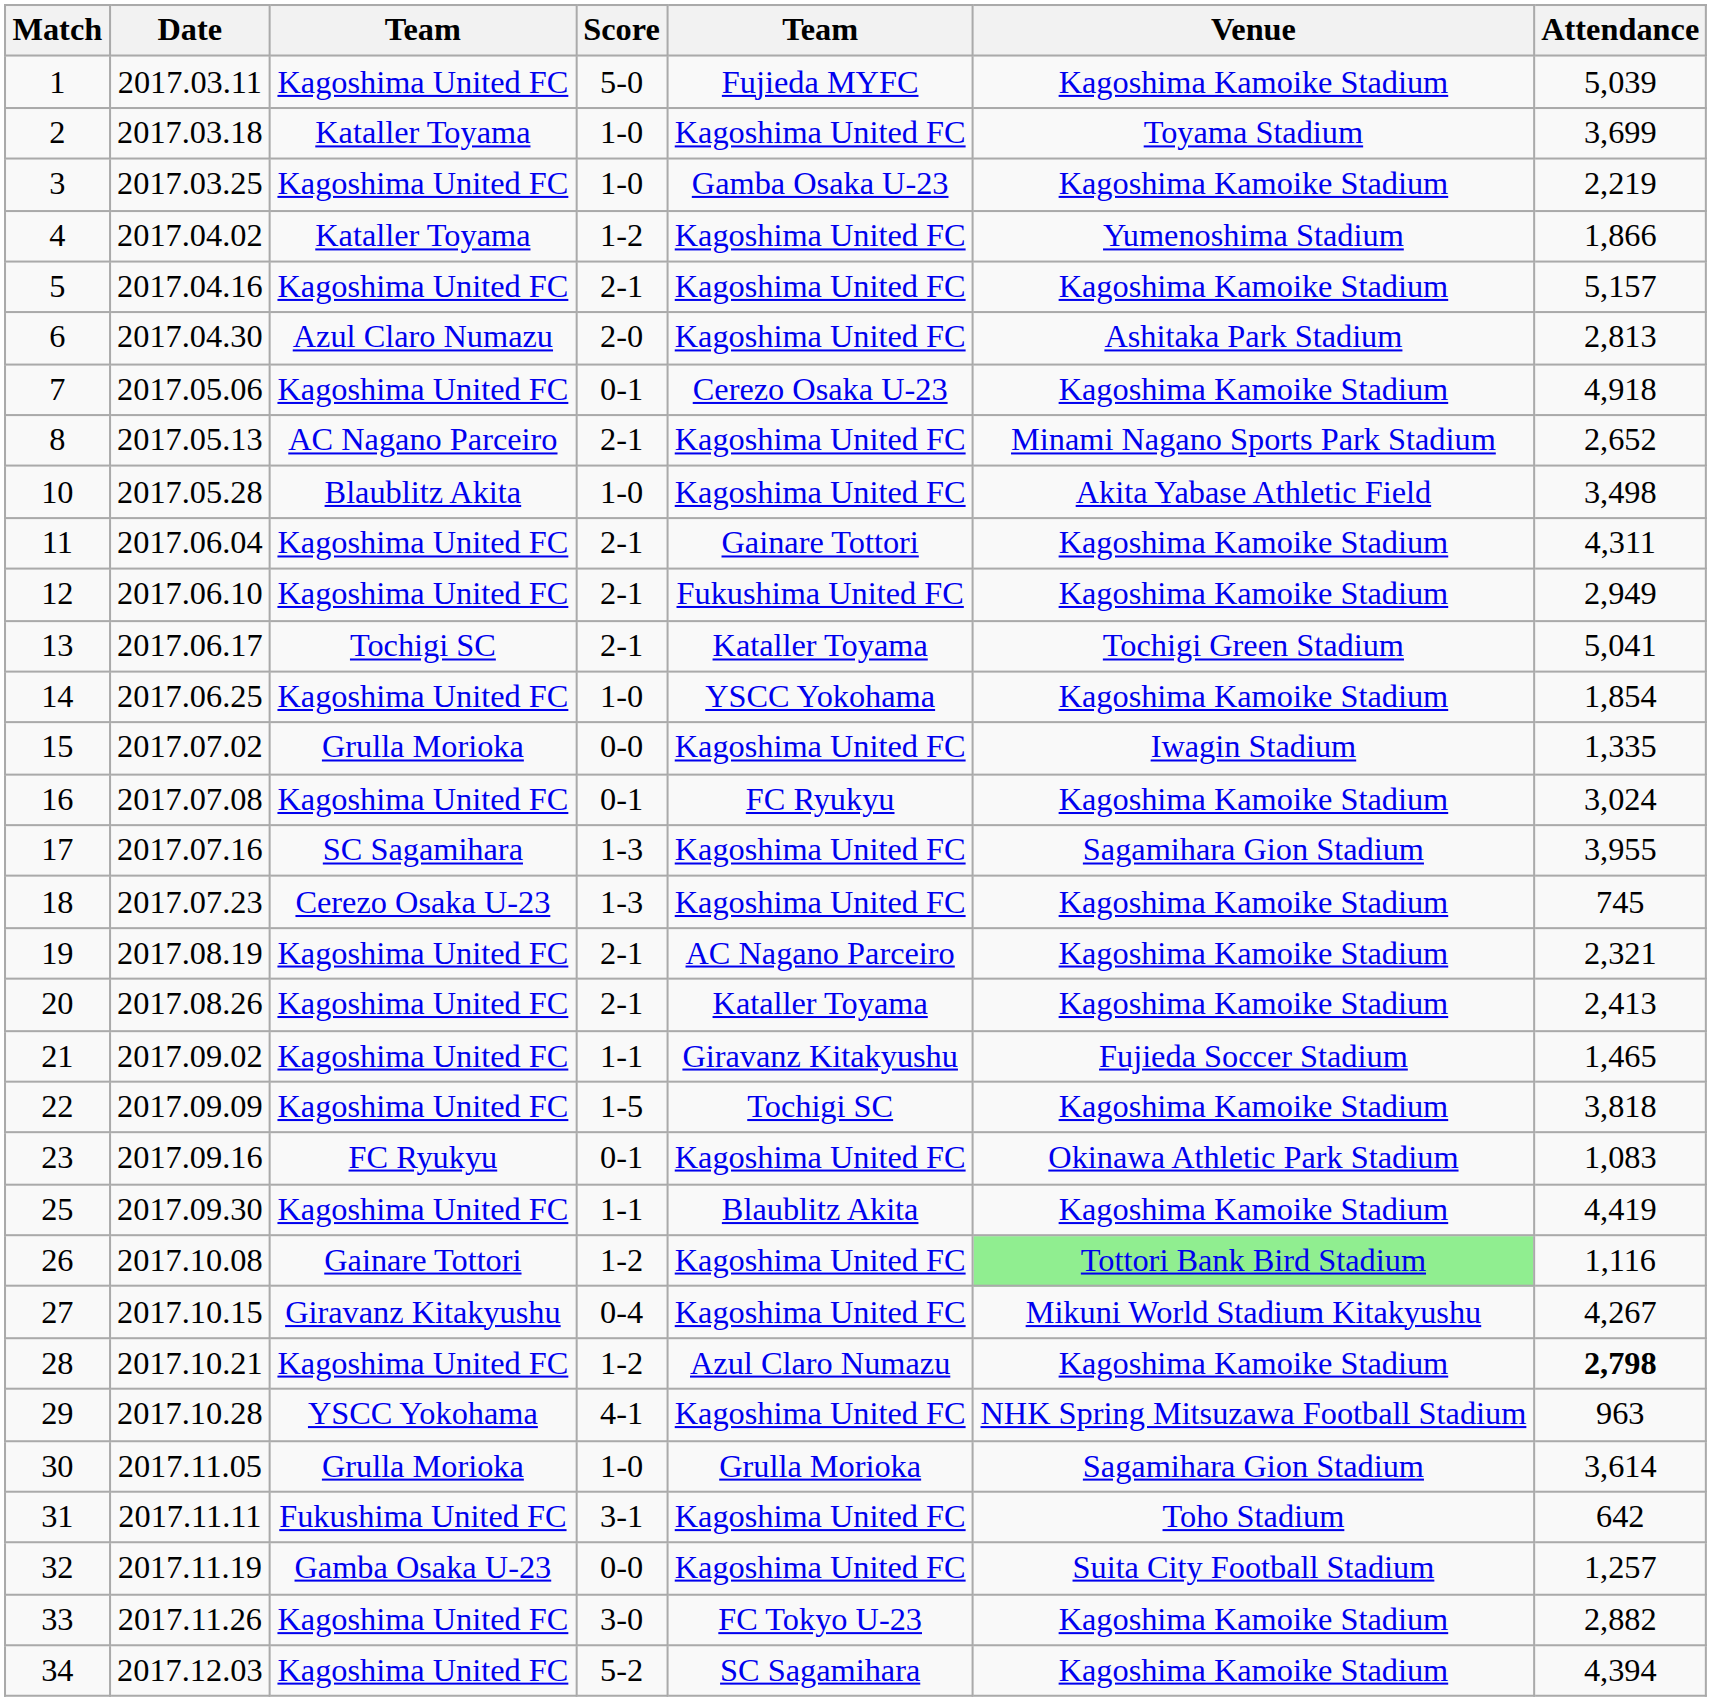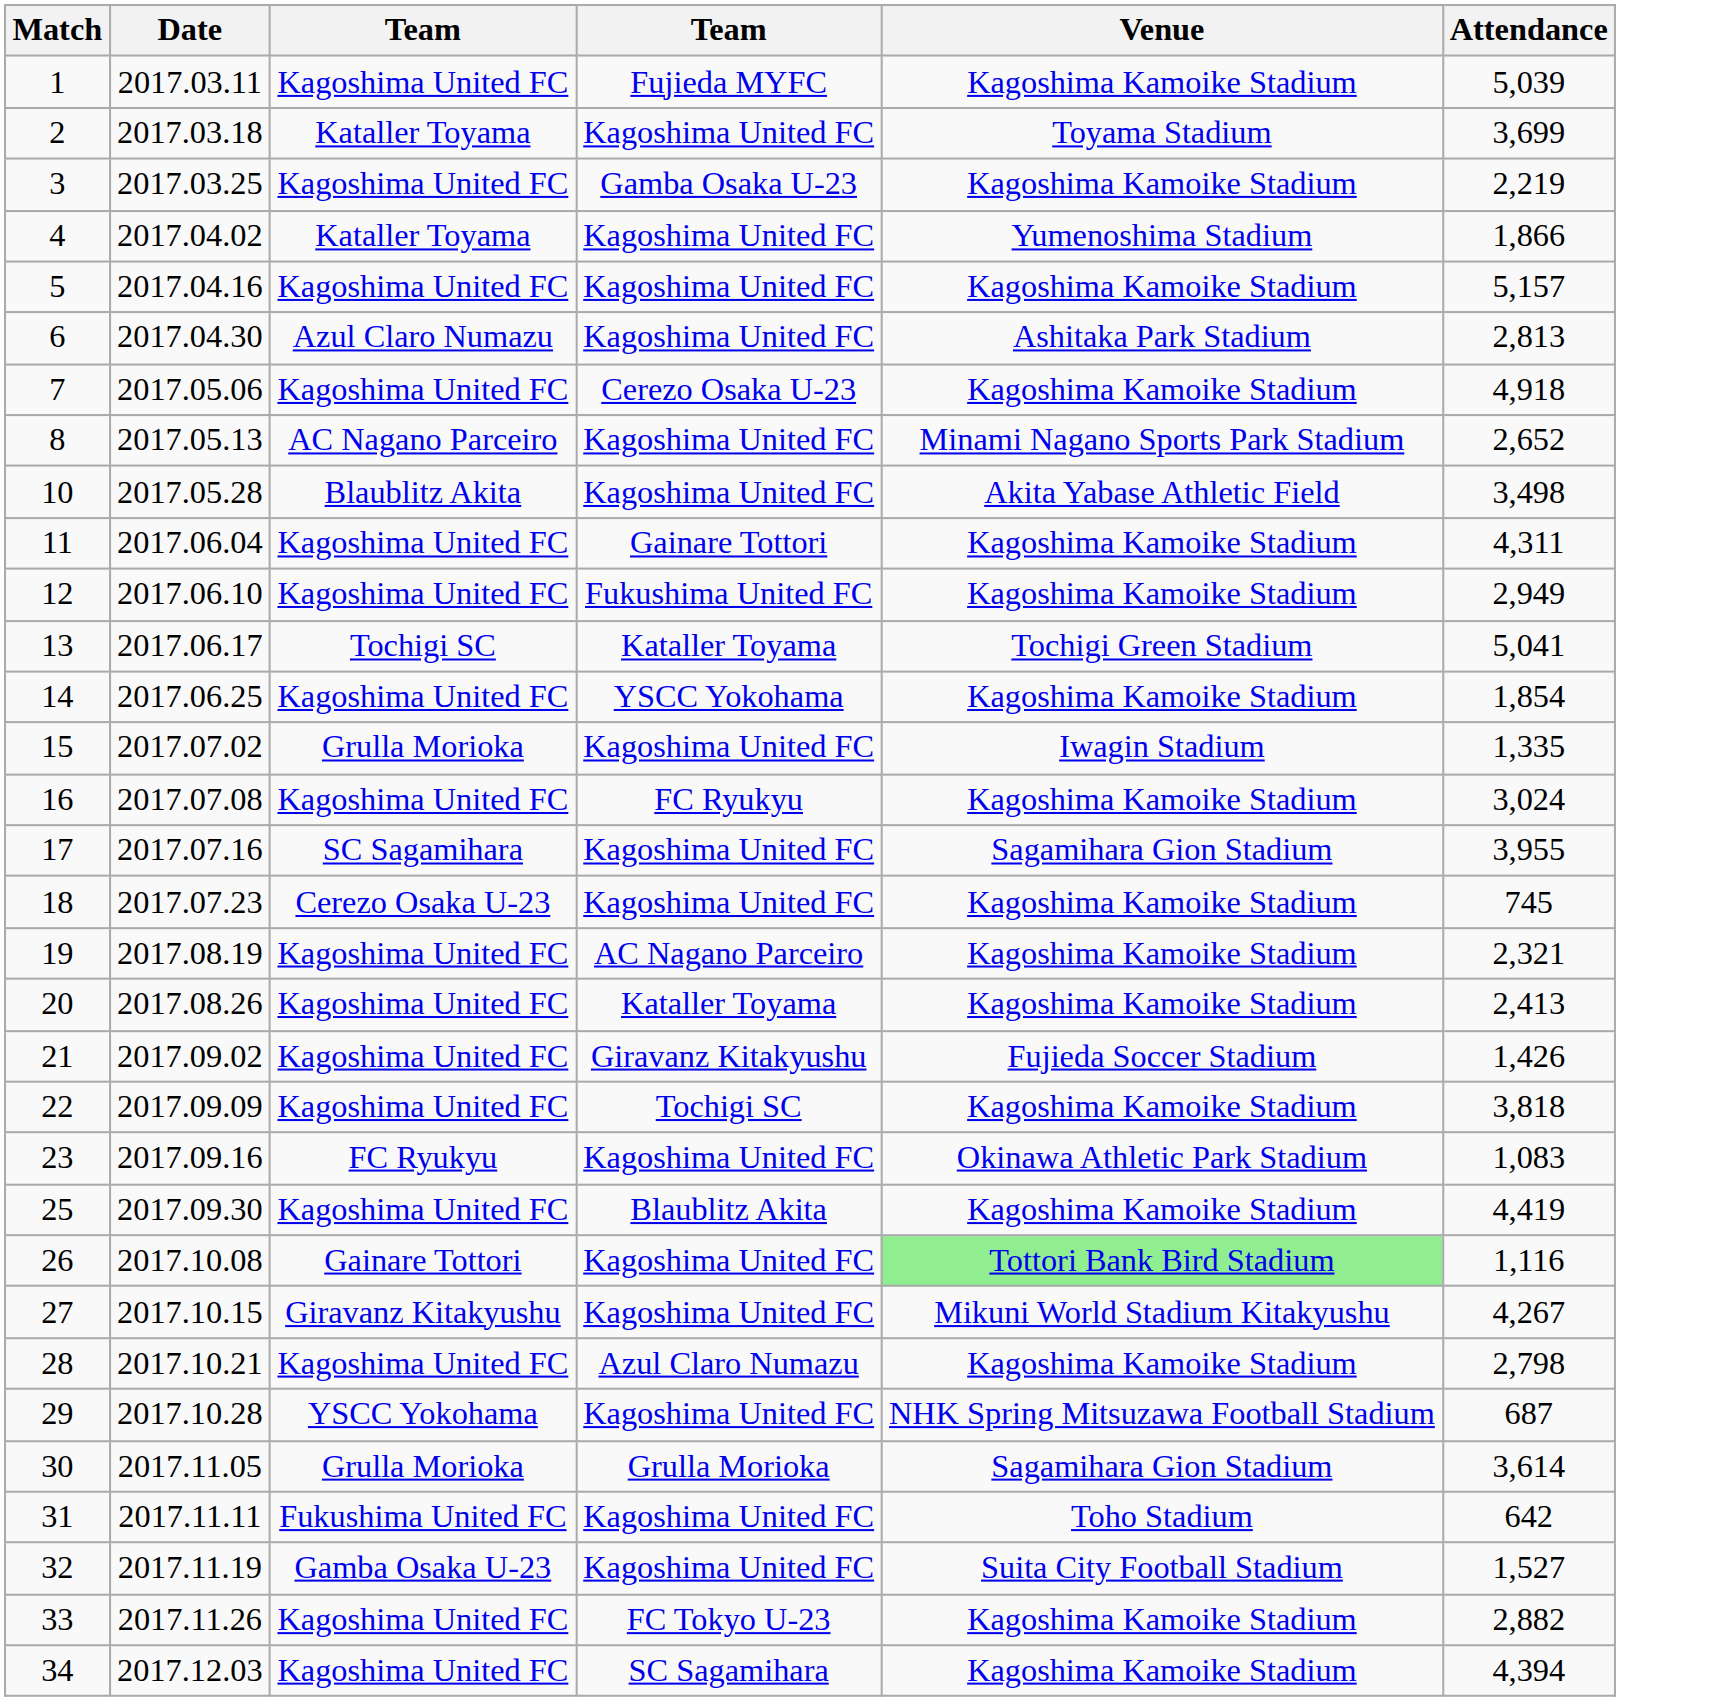- column: (622, 30)
(1620, 1055) 1,465 -> (1529, 1055) 1,426
(1620, 1362) bold -> (1529, 1362) normal
(1620, 1414) 963 -> (1529, 1414) 687
(1620, 1567) 1,257 -> (1529, 1567) 1,527
